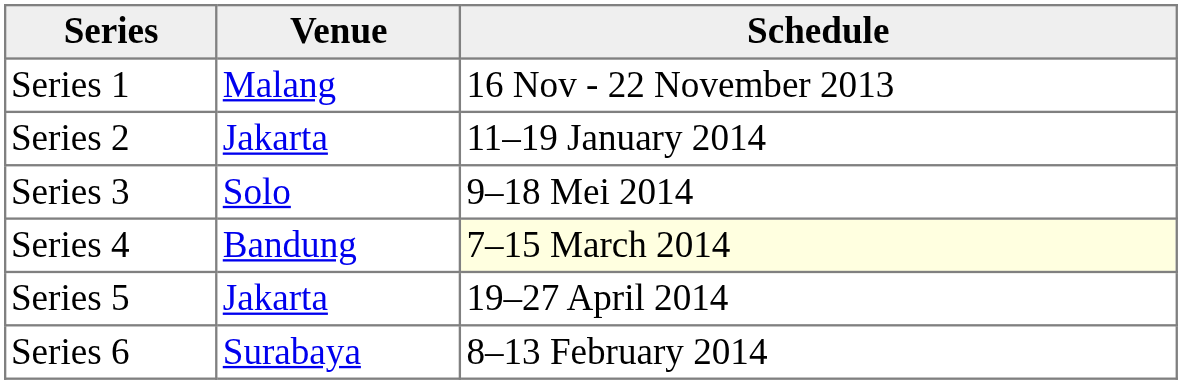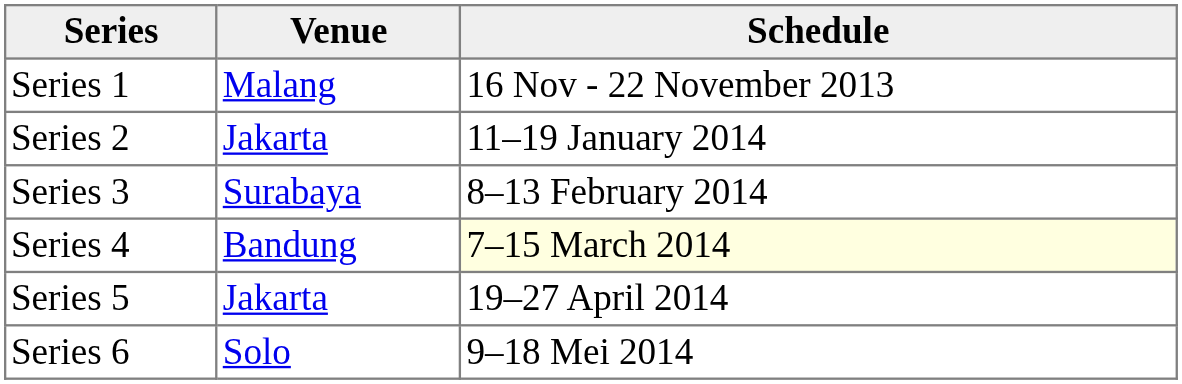(257, 191) Solo -> (292, 191) Surabaya
(580, 191) 9–18 Mei 2014 -> (617, 191) 8–13 February 2014
(292, 351) Surabaya -> (257, 351) Solo
(617, 351) 8–13 February 2014 -> (580, 351) 9–18 Mei 2014
